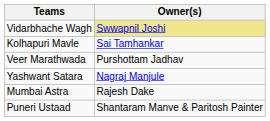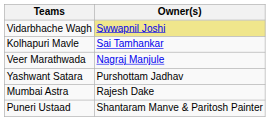(140, 60) Purshottam Jadhav -> (130, 60) Nagraj Manjule
(130, 76) Nagraj Manjule -> (140, 76) Purshottam Jadhav
